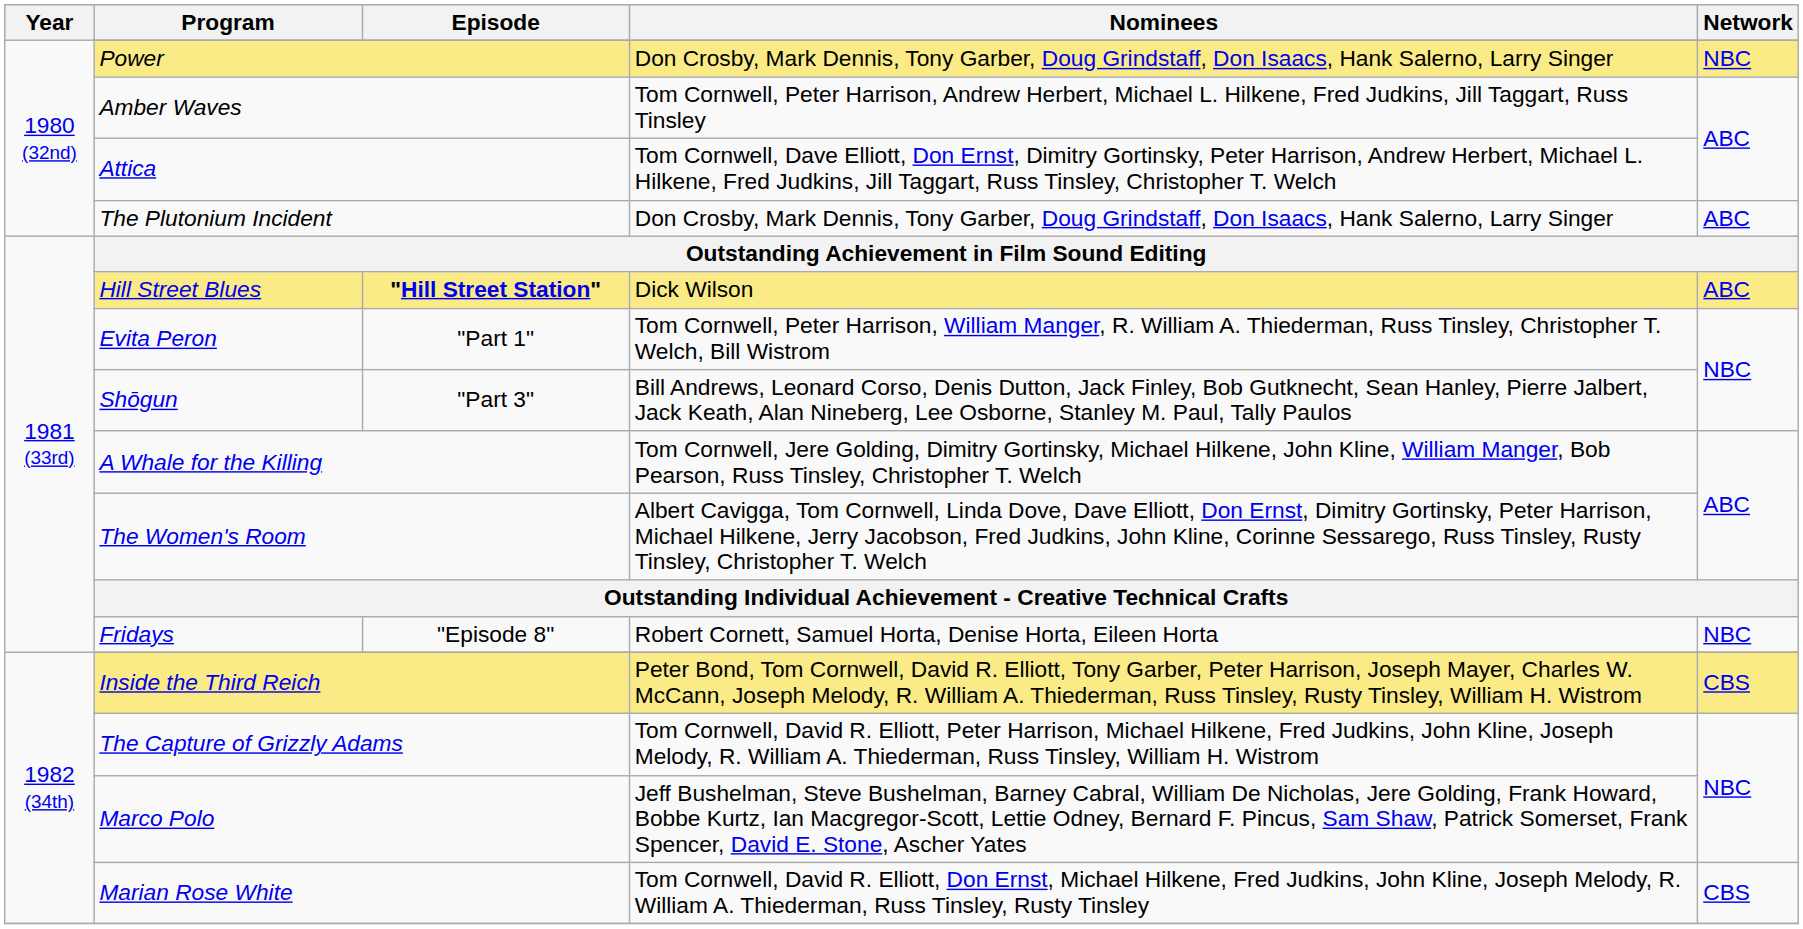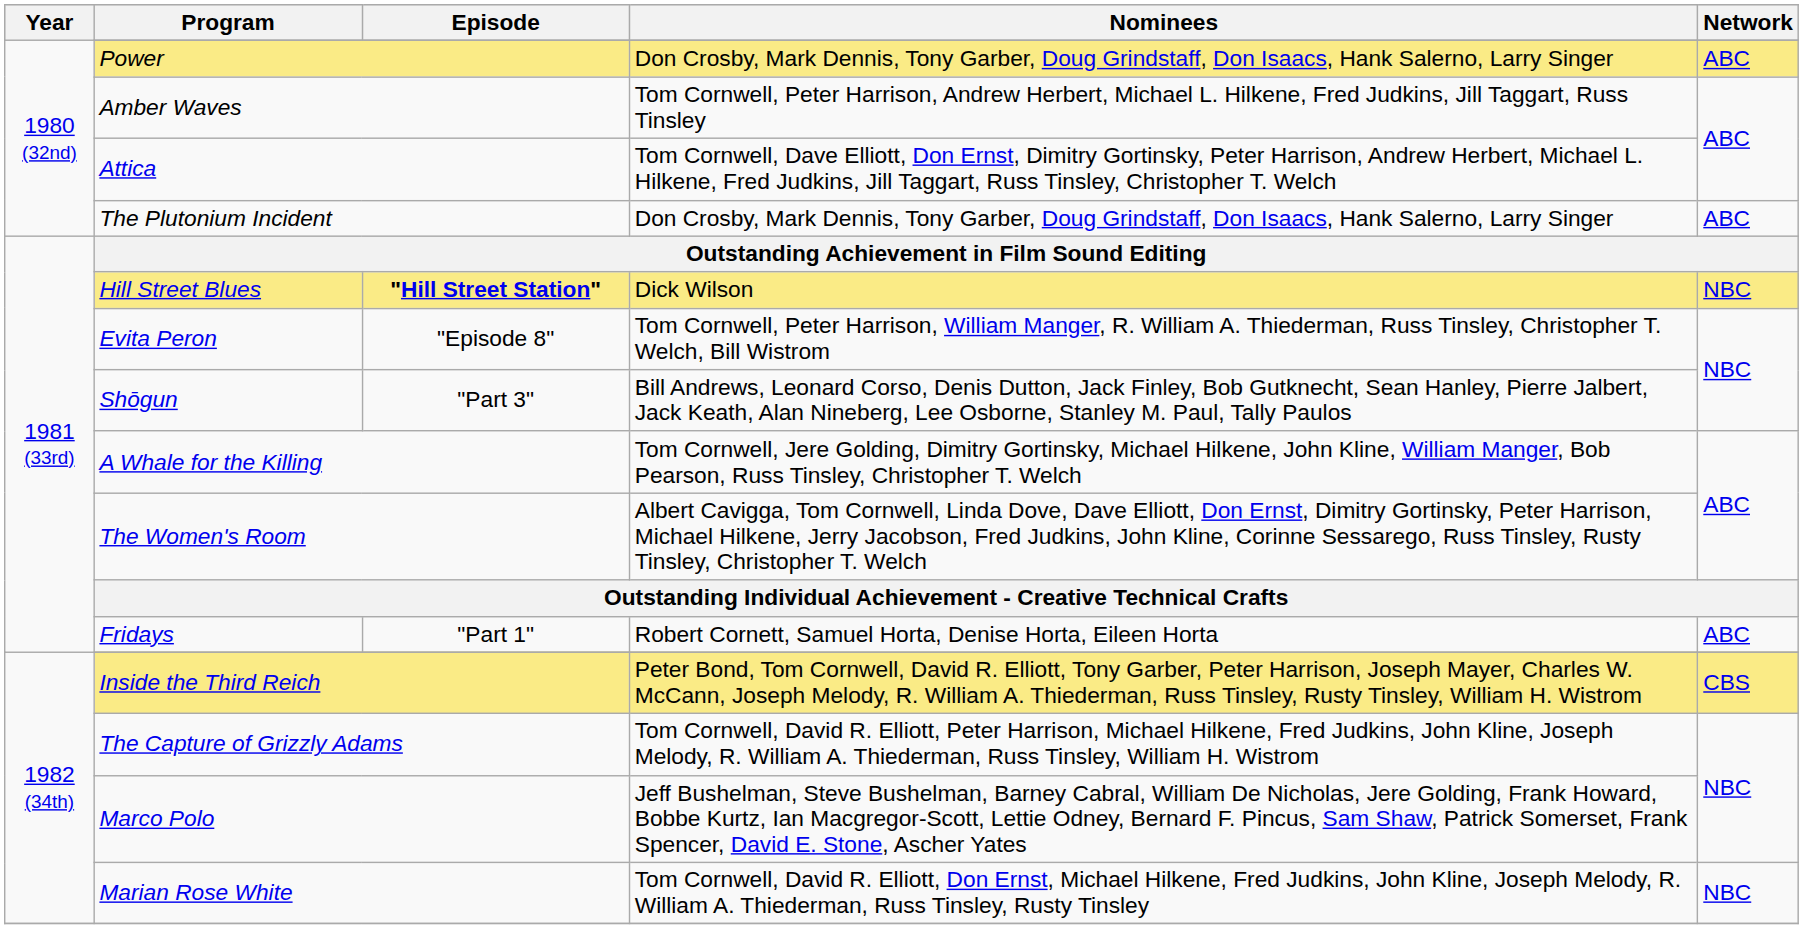(1727, 58) NBC -> (1727, 58) ABC
(1727, 289) ABC -> (1727, 289) NBC
(496, 338) "Part 1" -> (496, 338) "Episode 8"
(496, 633) "Episode 8" -> (496, 633) "Part 1"
(1727, 633) NBC -> (1727, 633) ABC
(1727, 892) CBS -> (1727, 892) NBC
